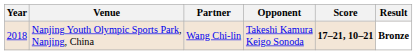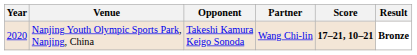columns swapped: (214, 13) <-> (279, 13)
(17, 35) 2018 -> (17, 35) 2020
